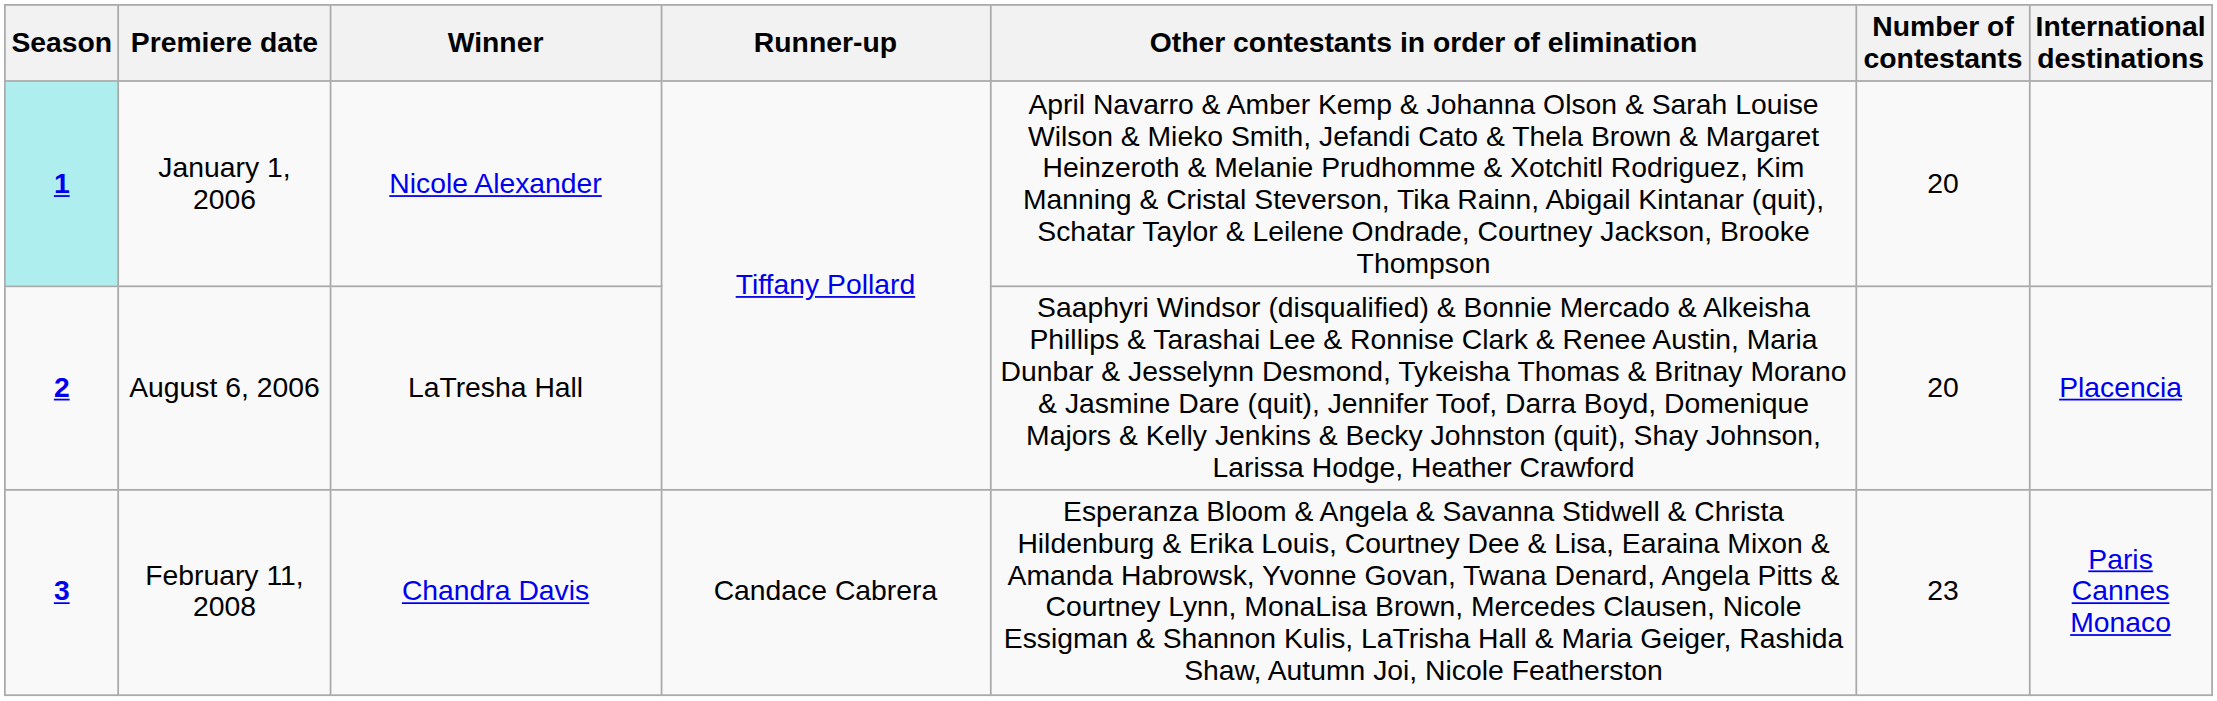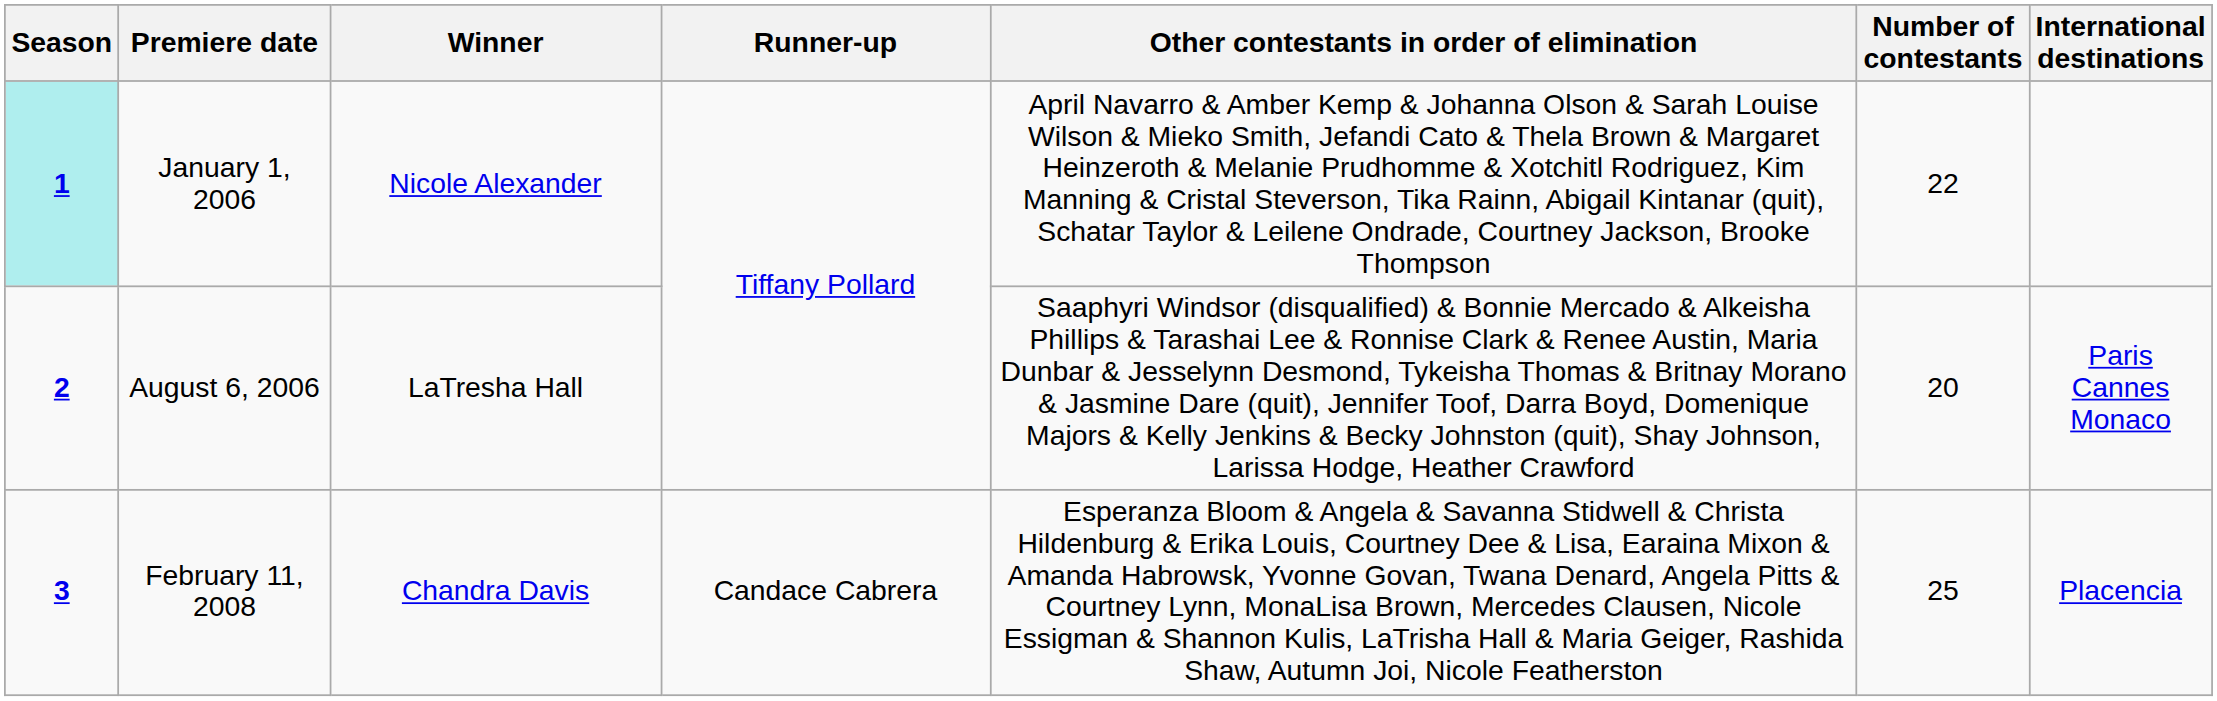(1943, 183) 20 -> (1943, 183) 22
(2121, 387) Placencia -> (2121, 387) Paris Cannes Monaco
(1943, 591) 23 -> (1943, 591) 25
(2121, 591) Paris Cannes Monaco -> (2121, 591) Placencia
